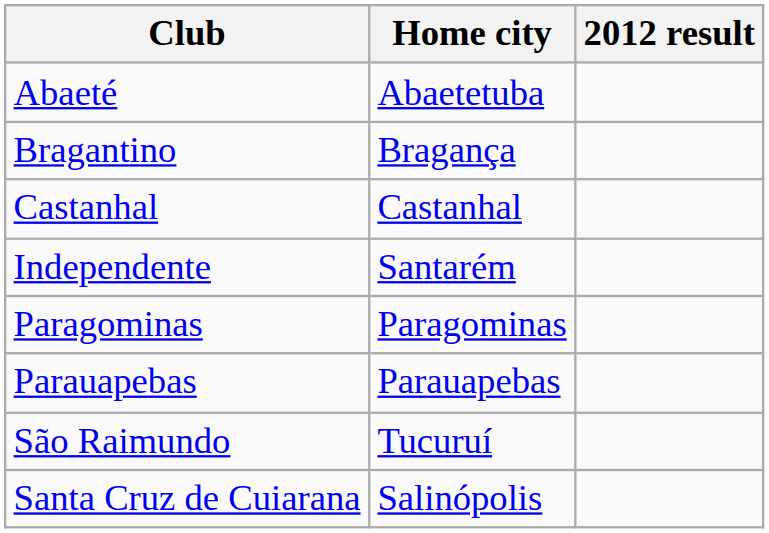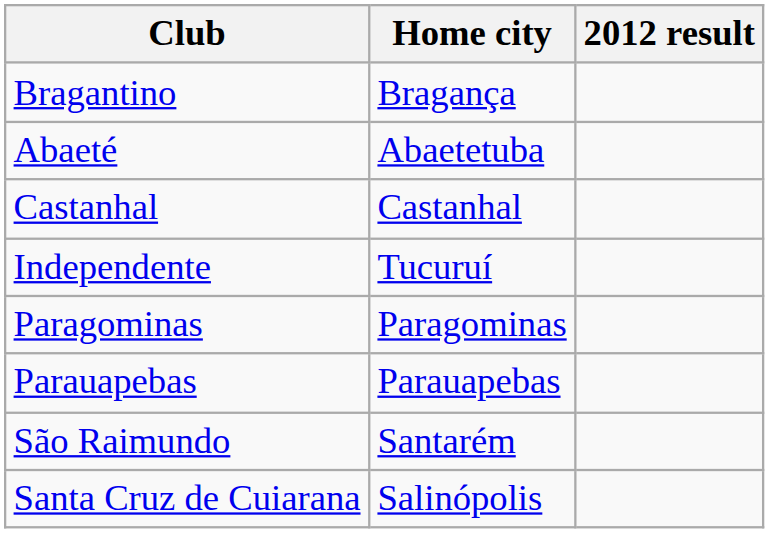rows swapped: (65, 91) <-> (95, 149)
(447, 265) Santarém -> (435, 265) Tucuruí
(435, 440) Tucuruí -> (447, 440) Santarém
